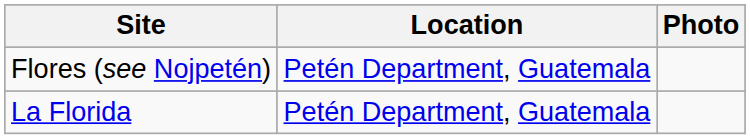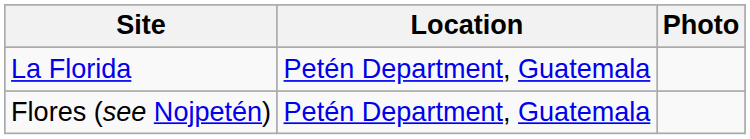rows swapped: (71, 111) <-> (141, 68)
